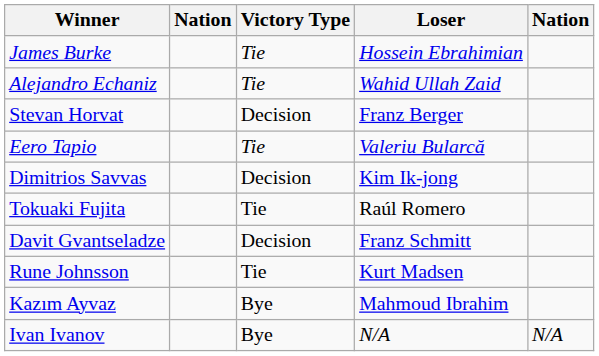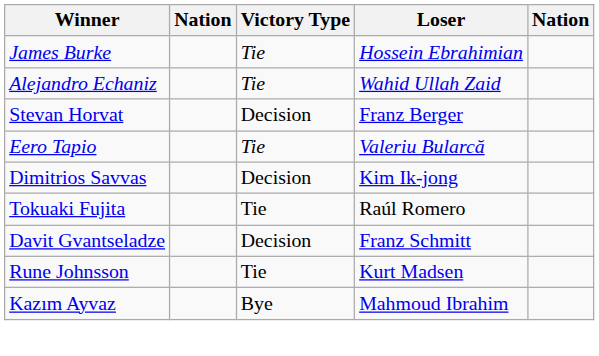- row: (57, 334)
